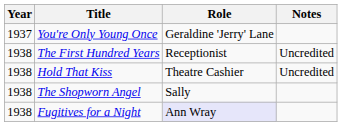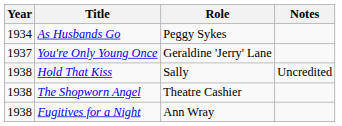+ row: (79, 33)
- row: (99, 53)
(204, 72) Theatre Cashier -> (176, 72) Sally
(178, 92) Sally -> (202, 92) Theatre Cashier
(191, 111) lavender background -> (189, 111) no background
